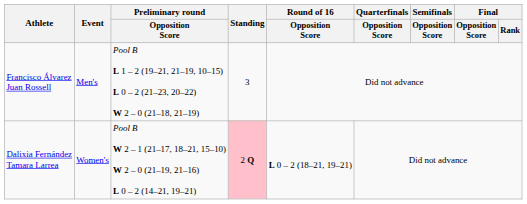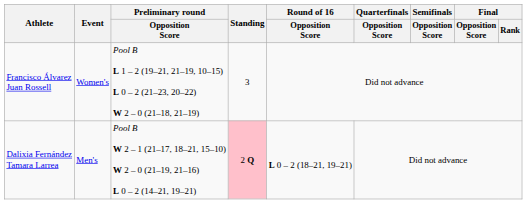(87, 82) Men's -> (93, 82) Women's
(93, 160) Women's -> (87, 160) Men's
